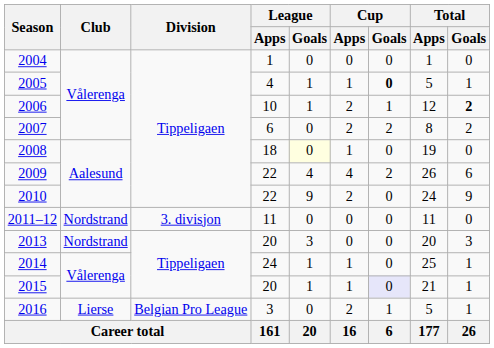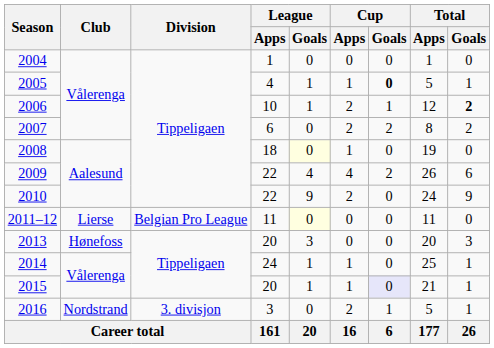(96, 219) Nordstrand -> (96, 219) Lierse
(191, 219) 3. divisjon -> (191, 219) Belgian Pro League
(310, 219) no background -> (310, 219) lightyellow background
(96, 241) Nordstrand -> (96, 241) Hønefoss
(96, 309) Lierse -> (96, 309) Nordstrand
(191, 309) Belgian Pro League -> (191, 309) 3. divisjon
